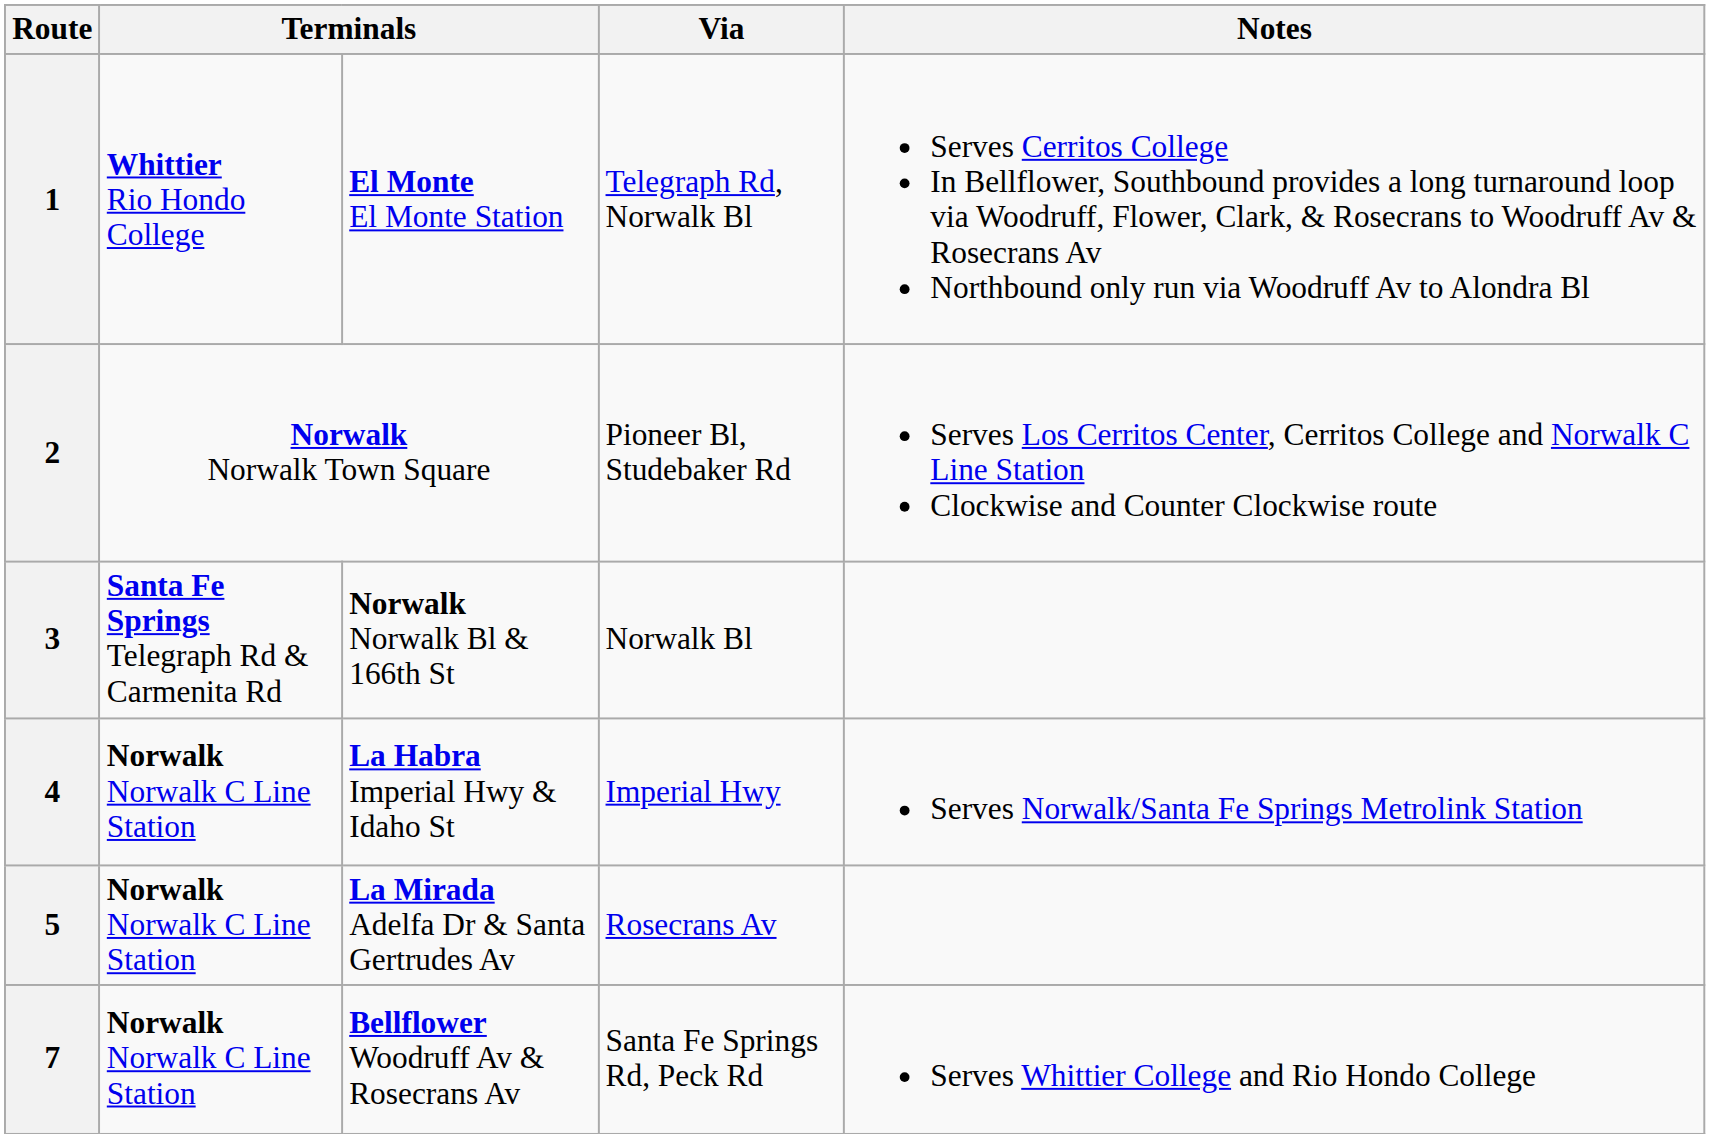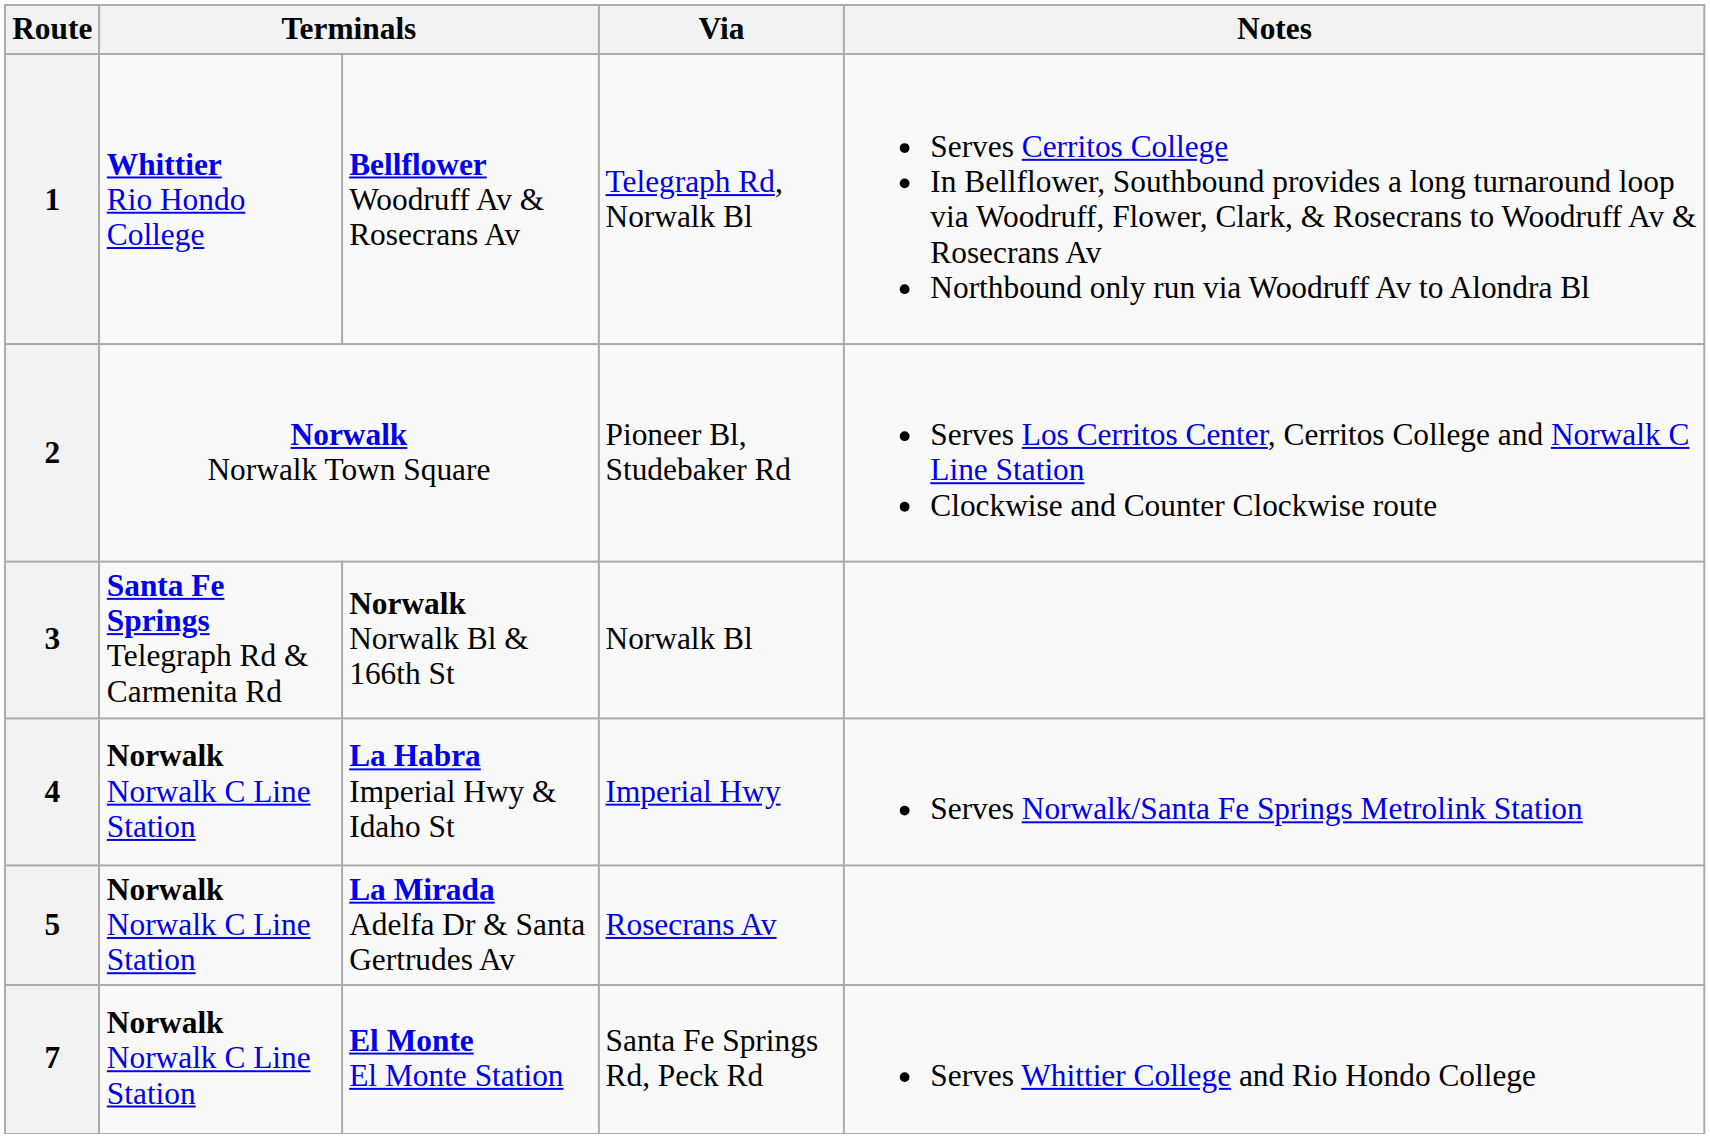(456, 198) El Monte El Monte Station -> (447, 198) Bellflower Woodruff Av & Rosecrans Av
(447, 1058) Bellflower Woodruff Av & Rosecrans Av -> (456, 1058) El Monte El Monte Station
